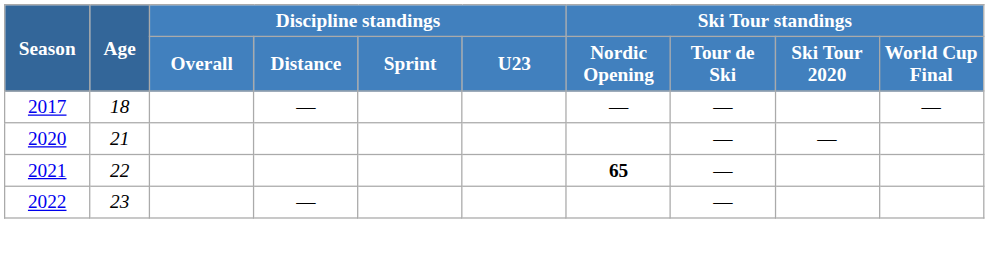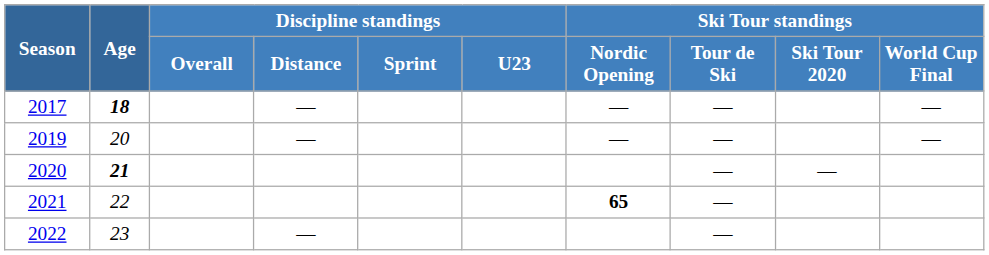(120, 107) normal -> (120, 107) bold
+ row: (47, 138)
(120, 138) normal -> (120, 170) bold
